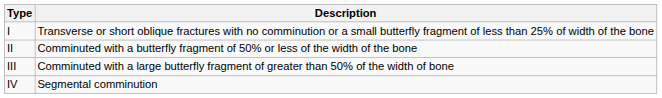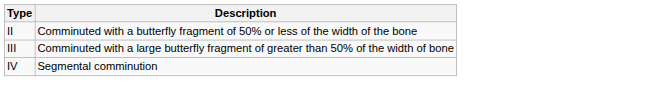- row: (8, 31)
